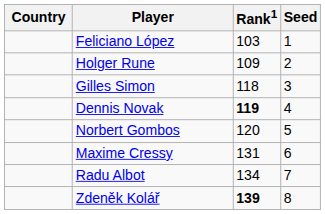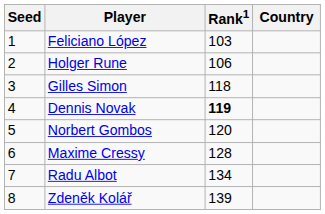columns swapped: (38, 17) <-> (301, 17)
(248, 64) 109 -> (220, 64) 106
(248, 153) 131 -> (220, 153) 128
(248, 198) bold -> (220, 198) normal
